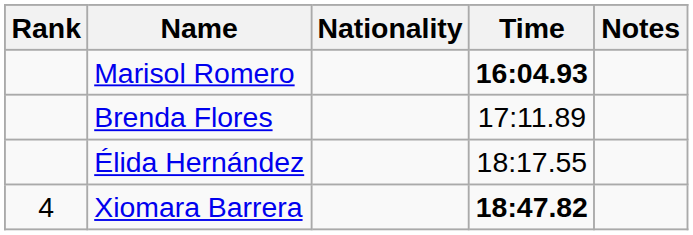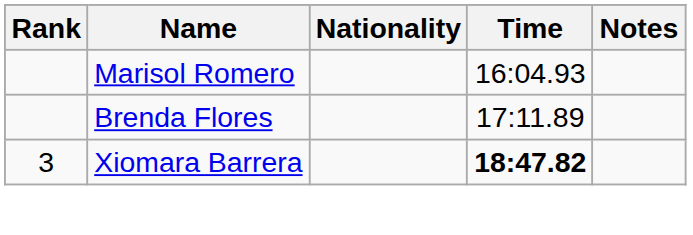(532, 73) bold -> (530, 73) normal
- row: (199, 163)
(46, 208) 4 -> (46, 163) 3
